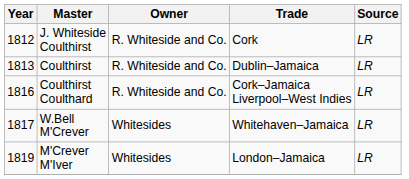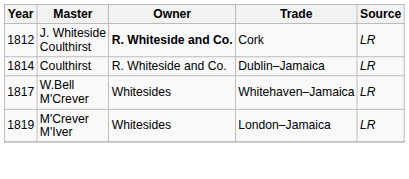(169, 40) normal -> (172, 40) bold
(21, 66) 1813 -> (21, 66) 1814
- row: (66, 92)
